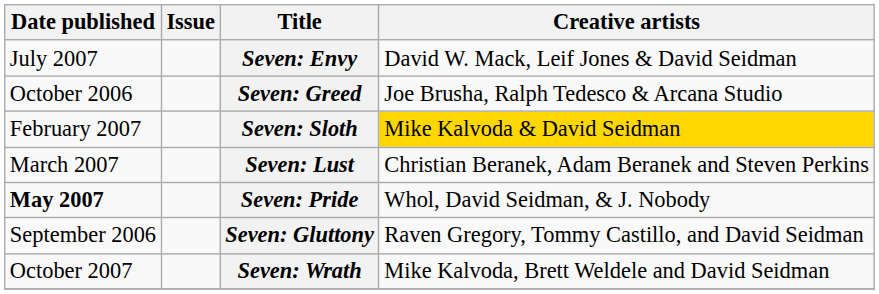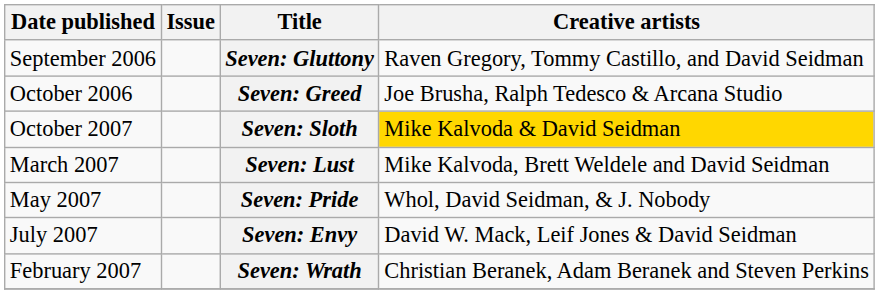rows swapped: (300, 235) <-> (300, 57)
(75, 128) February 2007 -> (71, 128) October 2007
(627, 164) Christian Beranek, Adam Beranek and Steven Perkins -> (607, 164) Mike Kalvoda, Brett Weldele and David Seidman
(57, 199) bold -> (56, 199) normal
(71, 270) October 2007 -> (75, 270) February 2007
(607, 270) Mike Kalvoda, Brett Weldele and David Seidman -> (627, 270) Christian Beranek, Adam Beranek and Steven Perkins
